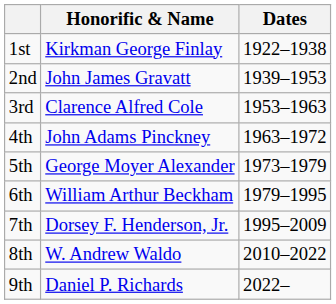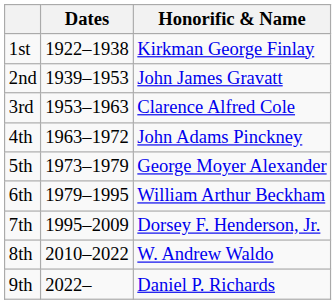columns swapped: (140, 19) <-> (285, 19)
